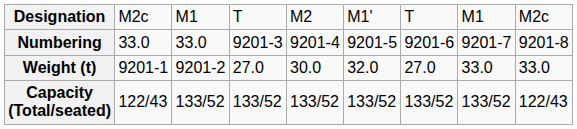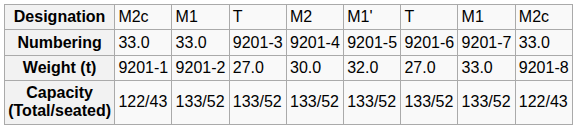(544, 42) 9201-8 -> (534, 42) 33.0
(534, 67) 33.0 -> (544, 67) 9201-8
